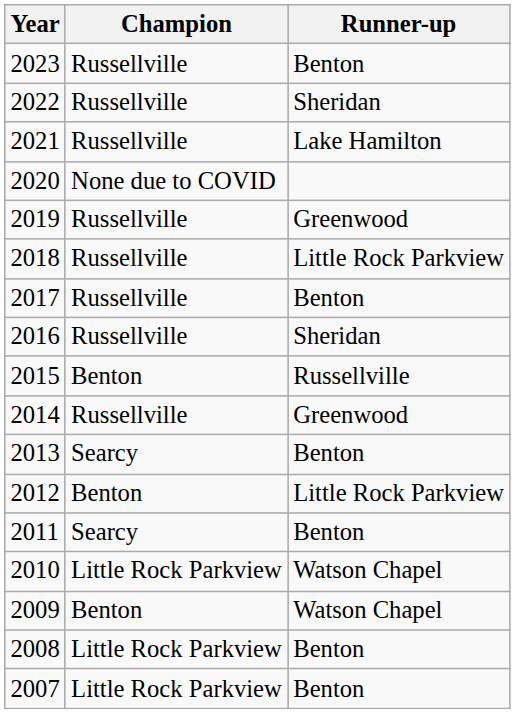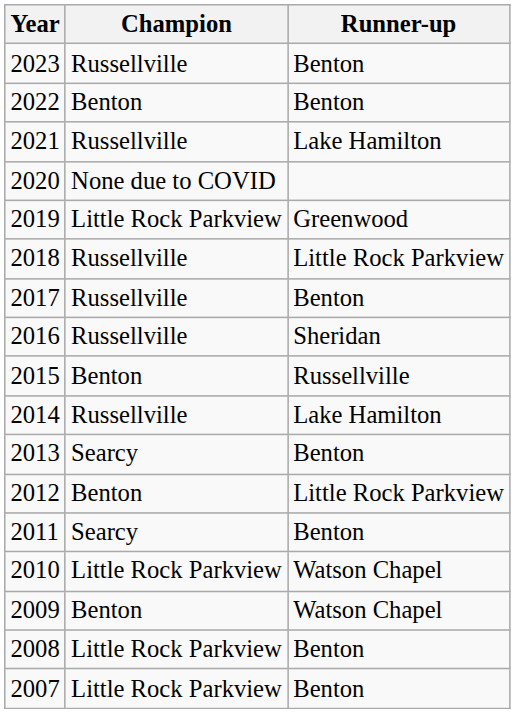(129, 102) Russellville -> (107, 102) Benton
(337, 102) Sheridan -> (329, 102) Benton
(129, 219) Russellville -> (176, 219) Little Rock Parkview
(351, 414) Greenwood -> (367, 414) Lake Hamilton
